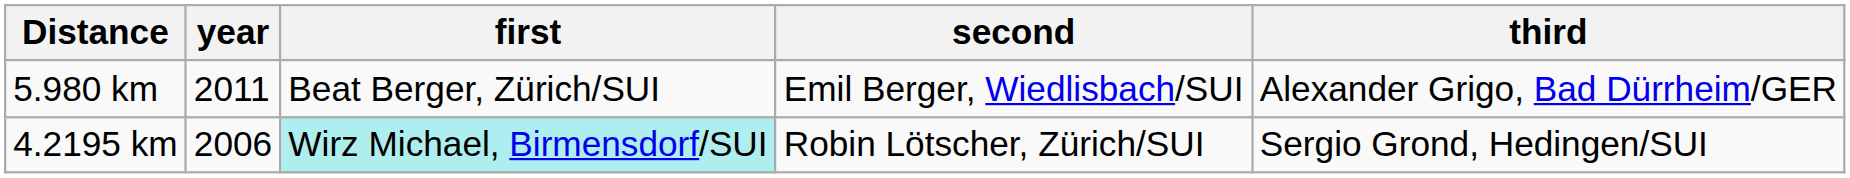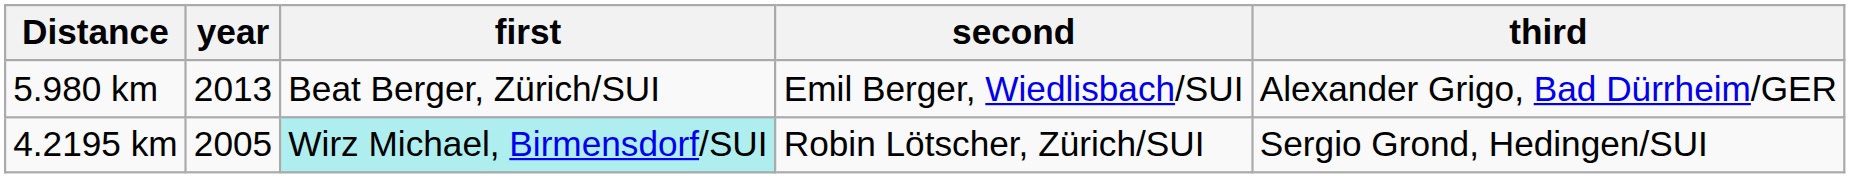(232, 88) 2011 -> (233, 88) 2013
(233, 144) 2006 -> (233, 144) 2005
